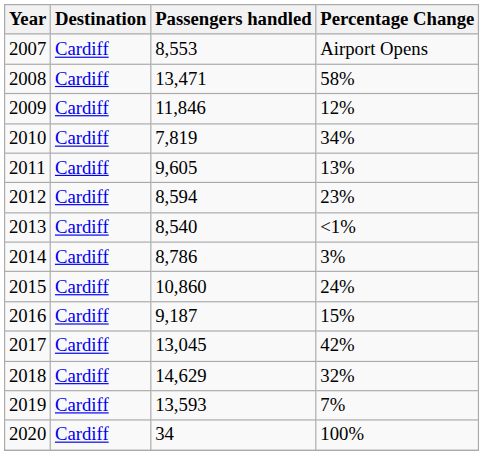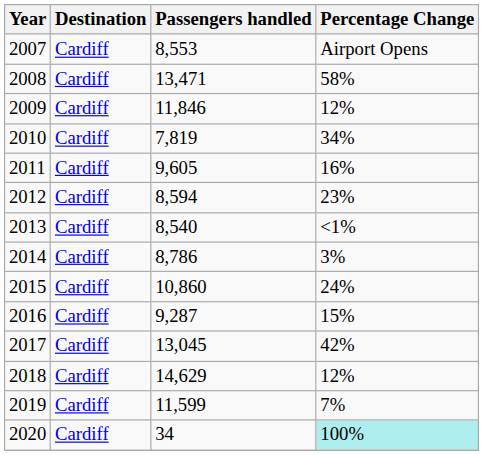(337, 167) 13% -> (337, 167) 16%
(176, 316) 9,187 -> (176, 316) 9,287
(337, 375) 32% -> (337, 375) 12%
(181, 405) 13,593 -> (181, 405) 11,599
(342, 434) no background -> (342, 434) paleturquoise background
